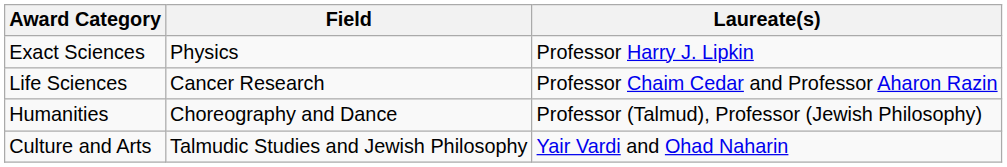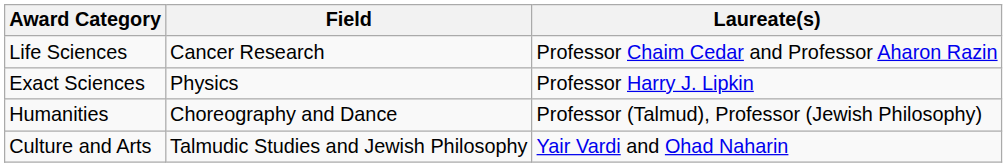rows swapped: (77, 51) <-> (68, 83)
